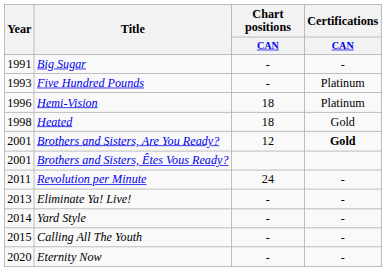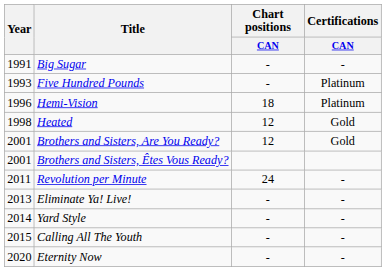(268, 121) 18 -> (268, 121) 12
(343, 141) bold -> (343, 141) normal
